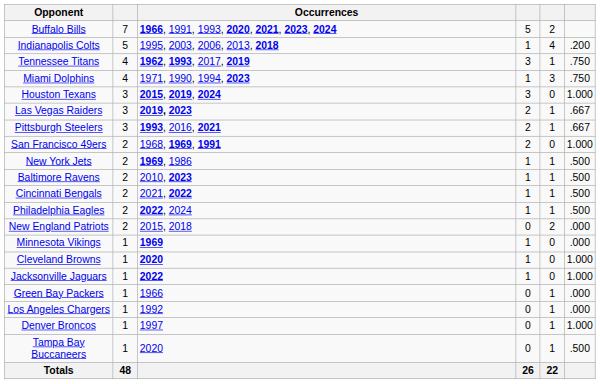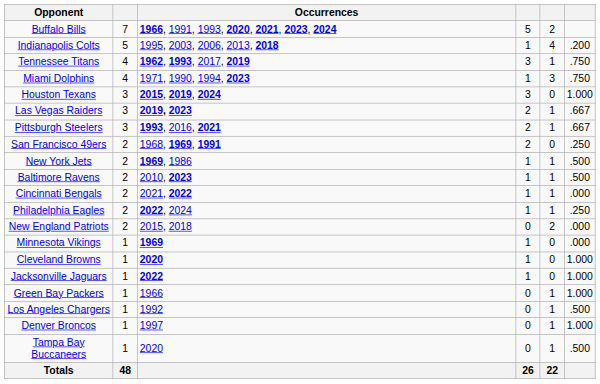(580, 144) 1.000 -> (580, 144) .250
(580, 194) .500 -> (580, 194) .000
(580, 210) .500 -> (580, 210) .250
(580, 293) .000 -> (580, 293) 1.000
(580, 309) .000 -> (580, 309) .500
